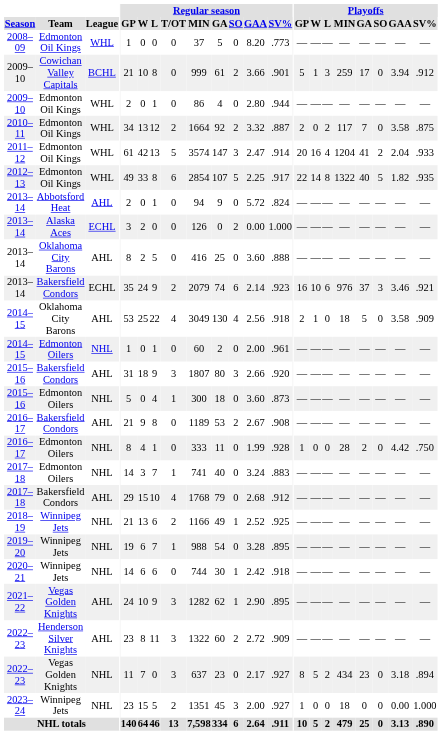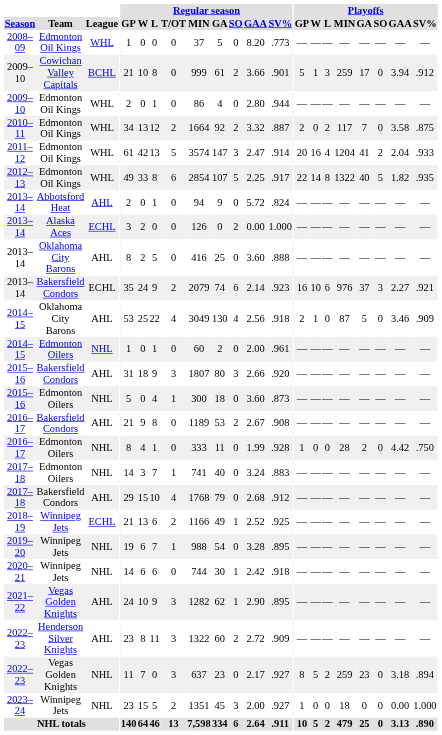(400, 288) 3.46 -> (400, 288) 2.27
(345, 318) 18 -> (345, 318) 87
(400, 318) 3.58 -> (400, 318) 3.46
(102, 522) NHL -> (102, 522) ECHL
(345, 674) 434 -> (345, 674) 259
